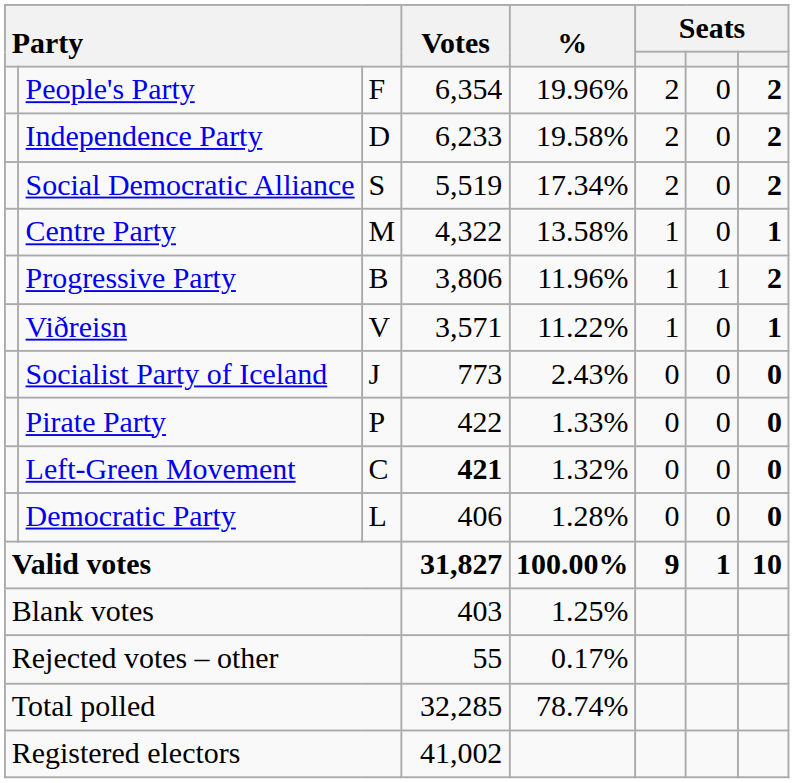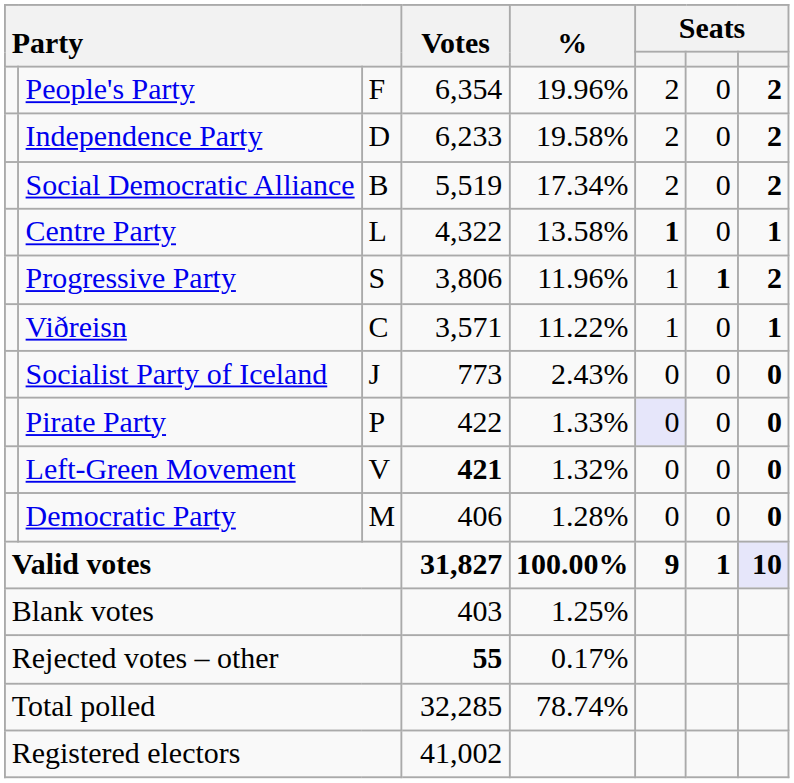(377, 184) S -> (378, 184) B
(382, 231) M -> (378, 231) L
(672, 231) normal -> (672, 231) bold
(378, 279) B -> (377, 279) S
(723, 279) normal -> (723, 279) bold
(379, 326) V -> (378, 326) C
(672, 421) no background -> (672, 421) lavender background
(378, 469) C -> (379, 469) V
(378, 516) L -> (382, 516) M
(767, 563) no background -> (767, 563) lavender background
(487, 658) normal -> (487, 658) bold
